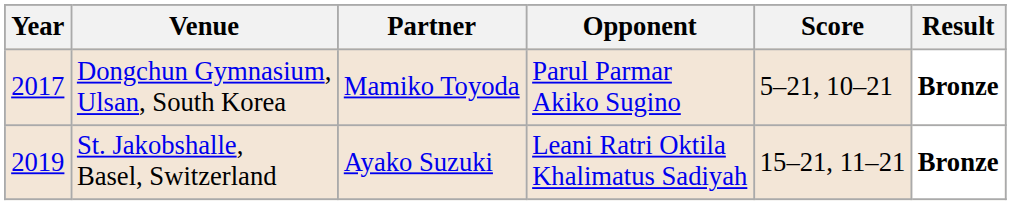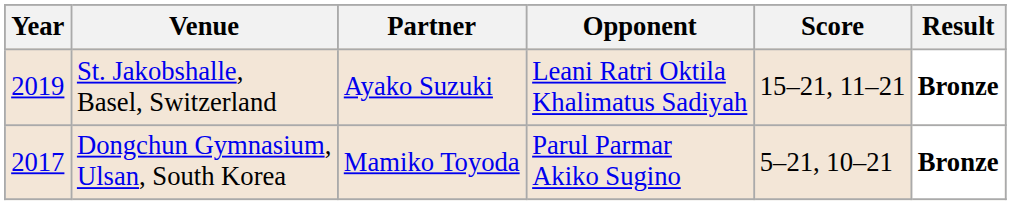rows swapped: (204, 86) <-> (177, 161)
